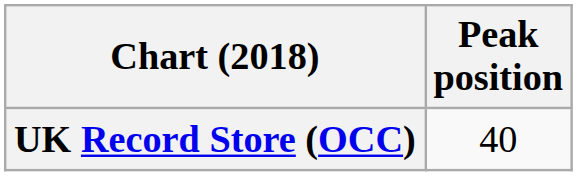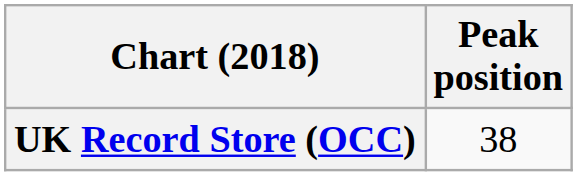(498, 138) 40 -> (498, 138) 38
